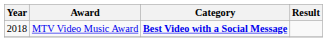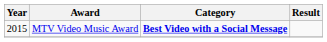(17, 28) 2018 -> (17, 28) 2015
